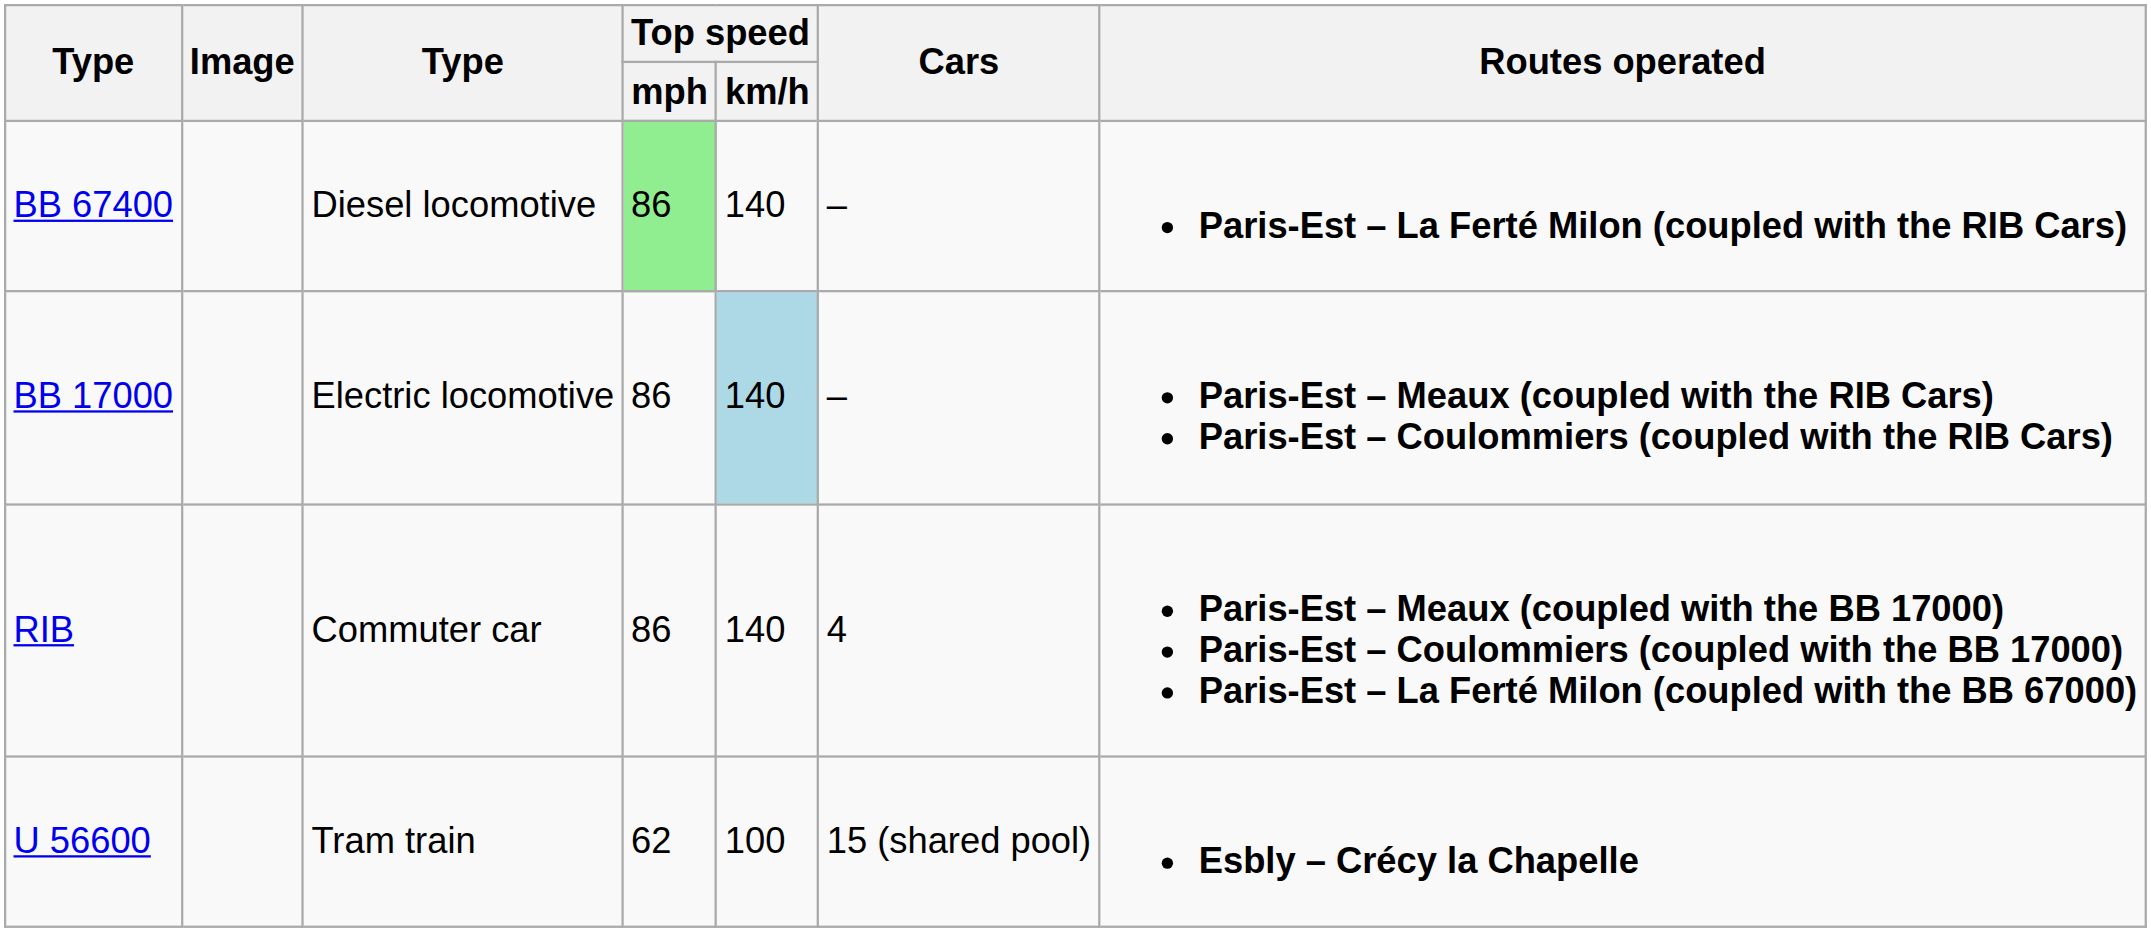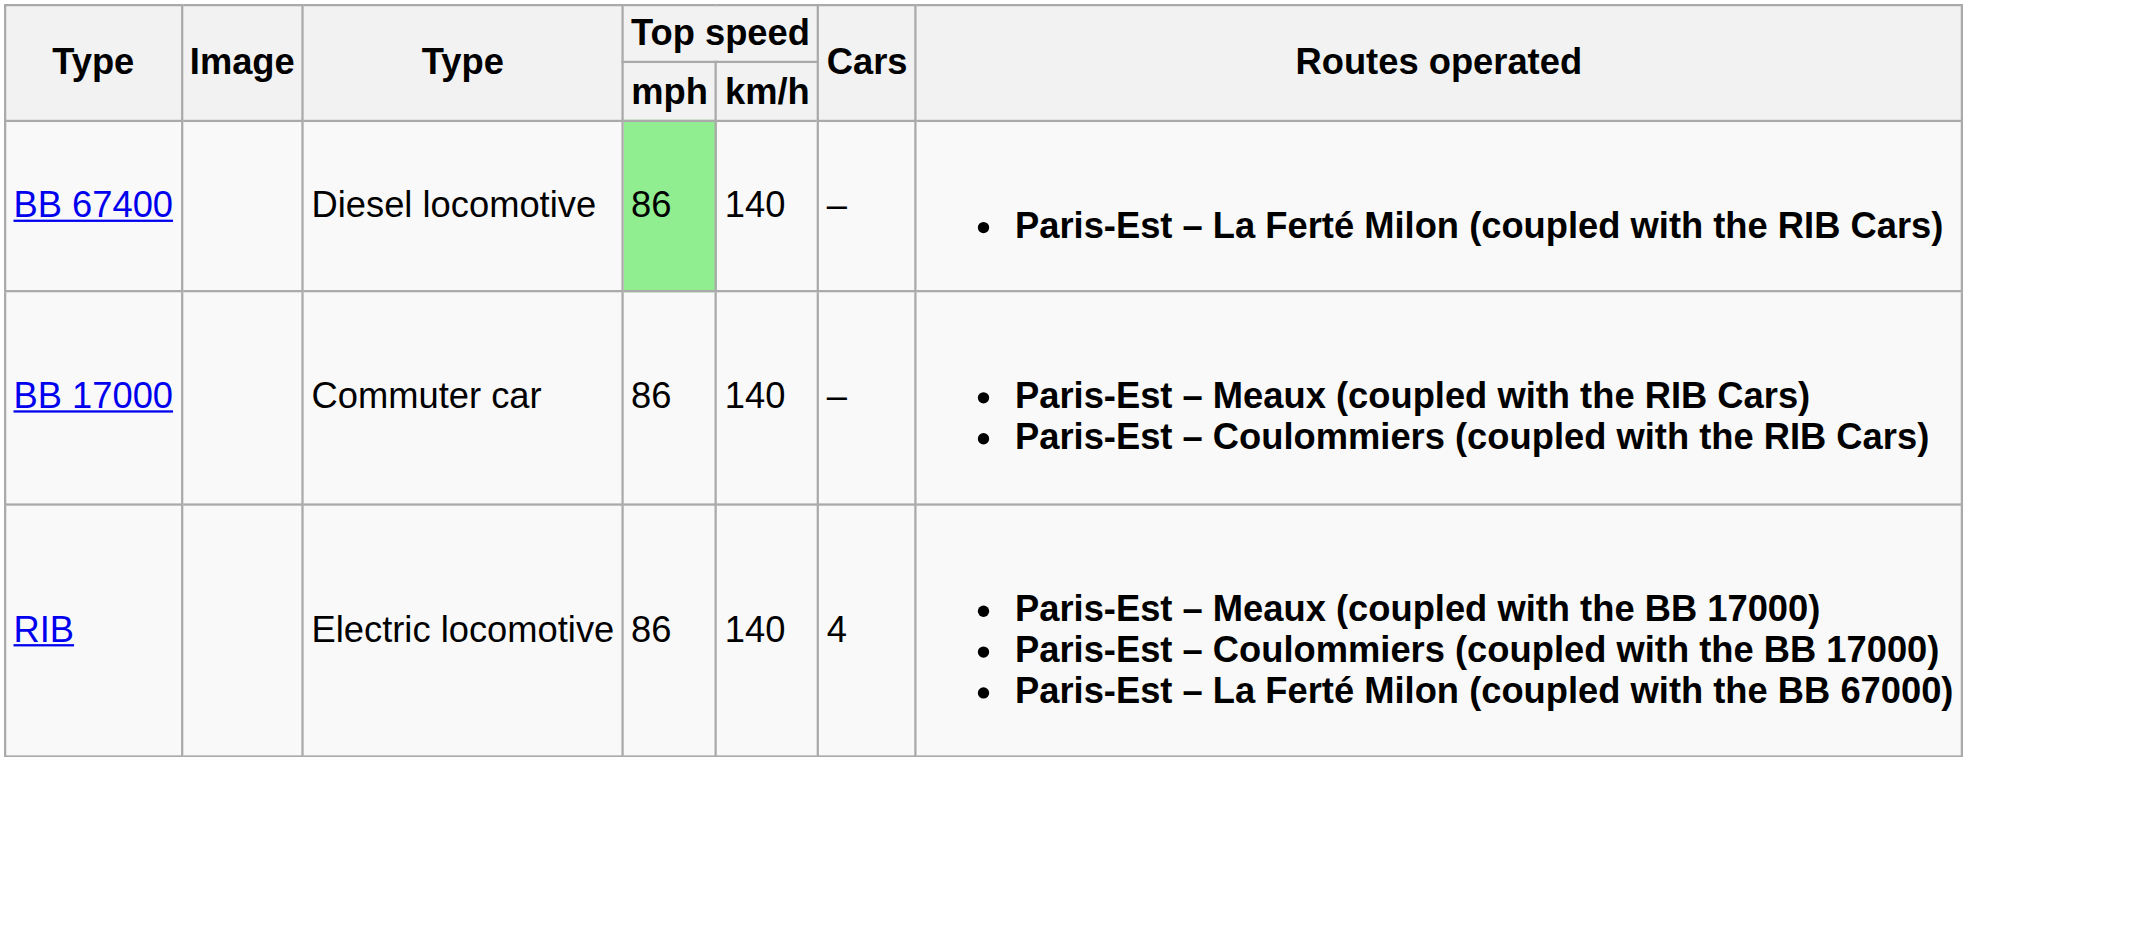(463, 396) Electric locomotive -> (427, 396) Commuter car
(755, 396) lightblue background -> (755, 396) no background
(427, 629) Commuter car -> (463, 629) Electric locomotive
- row: (82, 841)
